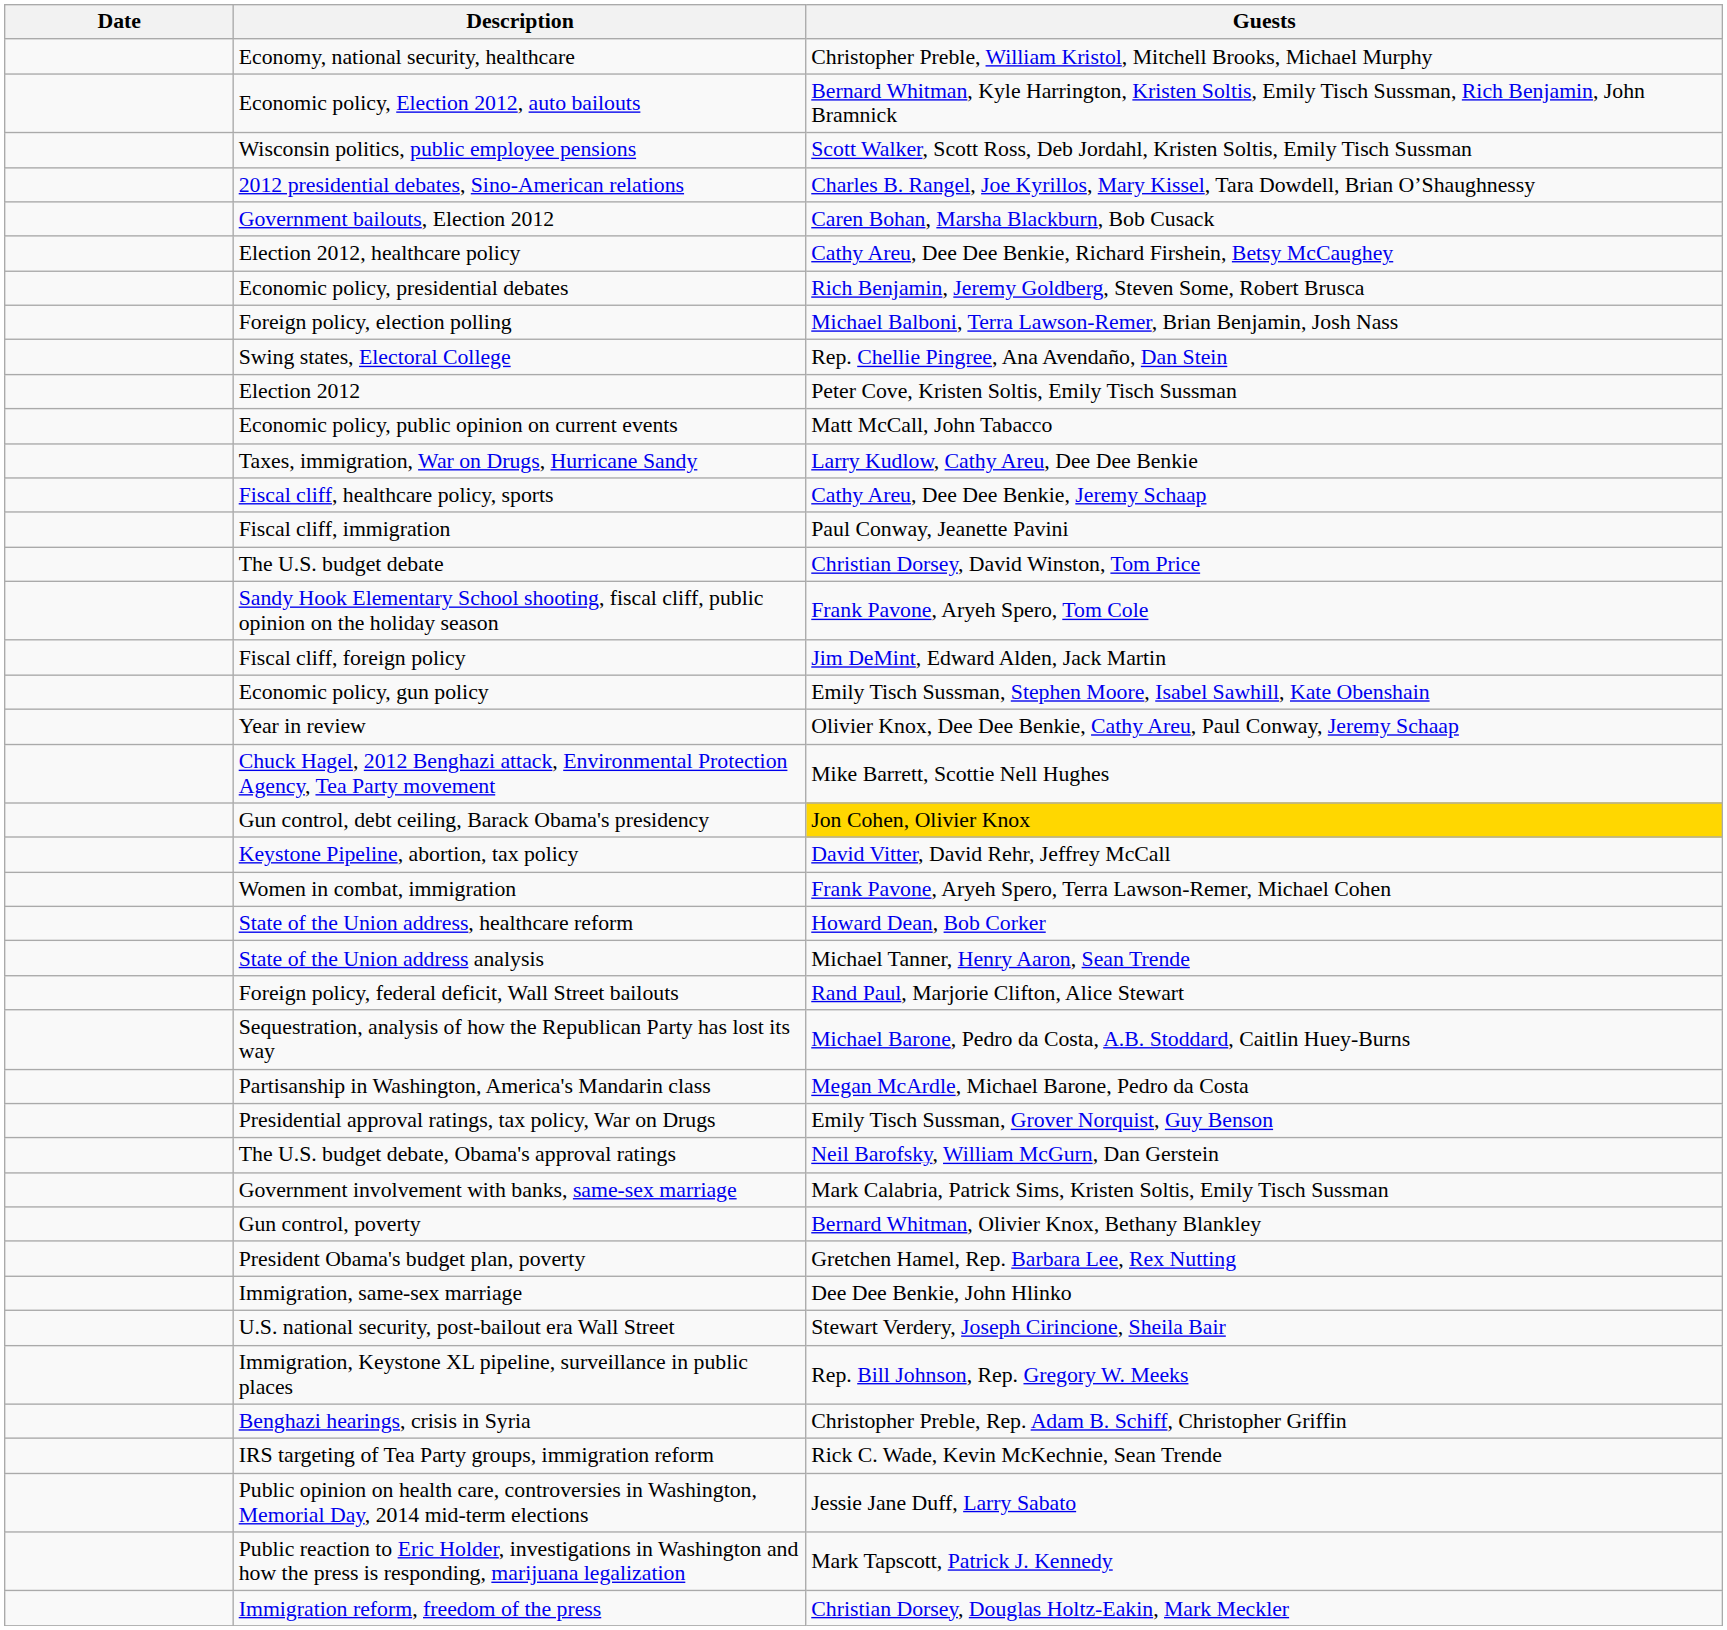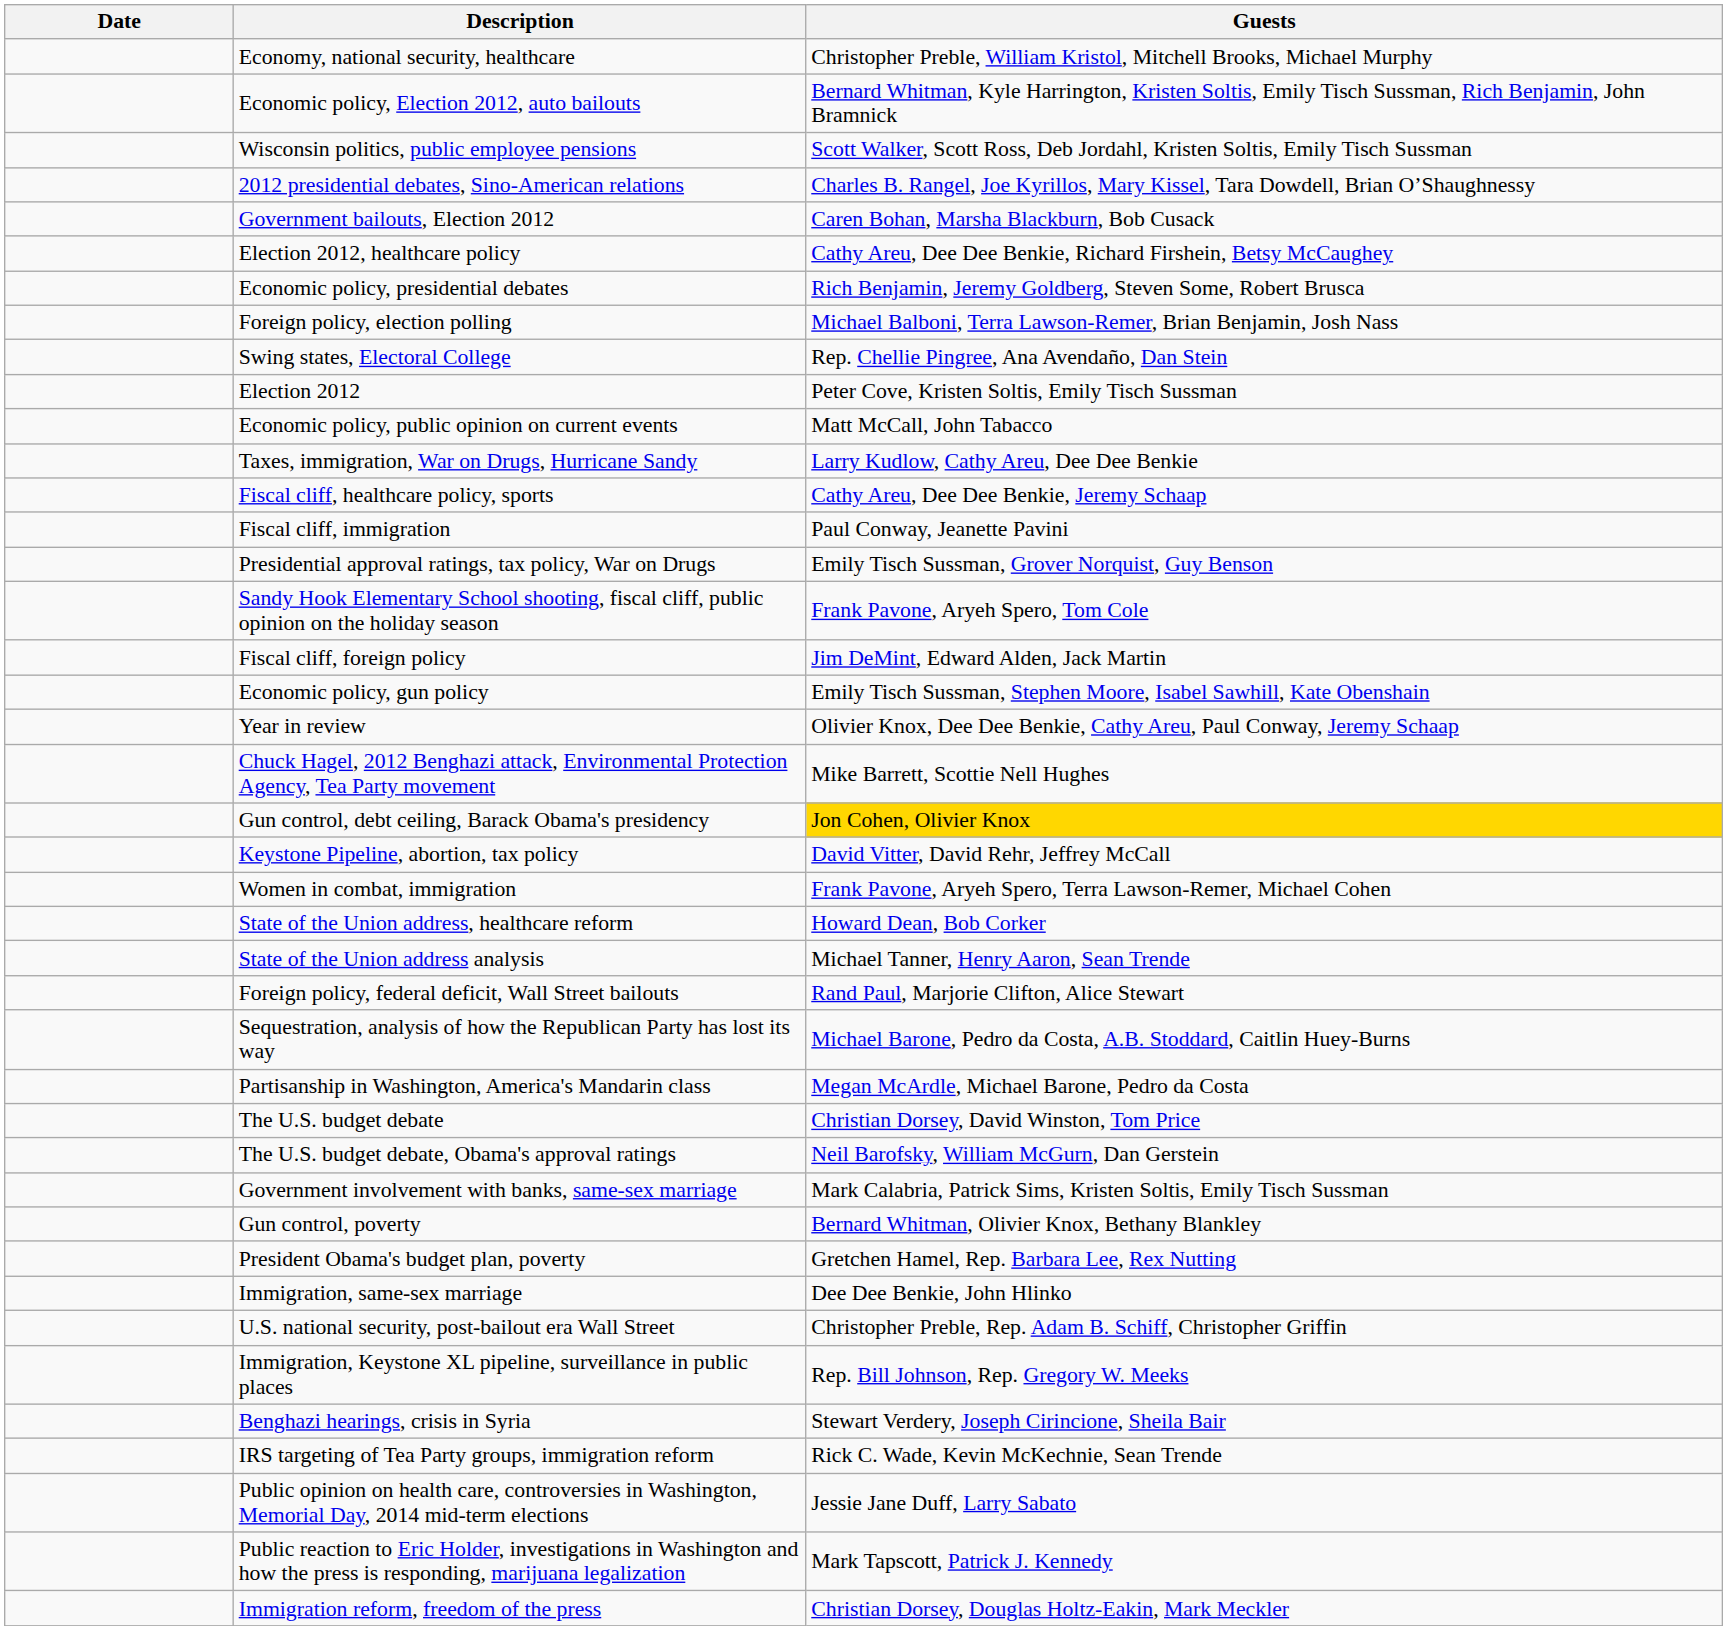rows swapped: (477, 1120) <-> (341, 563)
(1019, 1327) Stewart Verdery, Joseph Cirincione, Sheila Bair -> (1079, 1327) Christopher Preble, Rep. Adam B. Schiff, Christopher Griffin
(1079, 1421) Christopher Preble, Rep. Adam B. Schiff, Christopher Griffin -> (1019, 1421) Stewart Verdery, Joseph Cirincione, Sheila Bair
